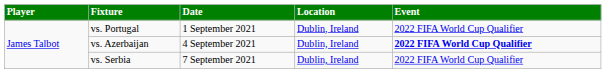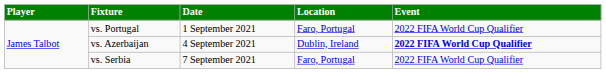(328, 28) Dublin, Ireland -> (326, 28) Faro, Portugal
(328, 60) Dublin, Ireland -> (326, 60) Faro, Portugal
